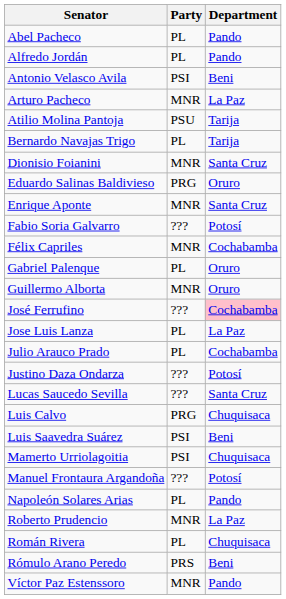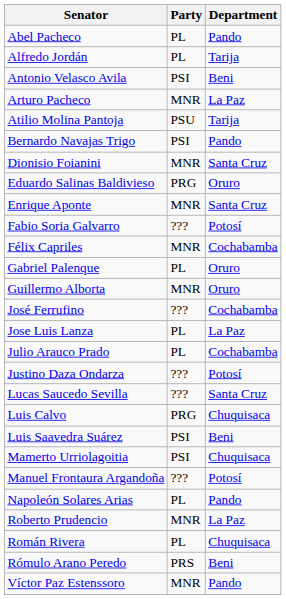(225, 57) Pando -> (224, 57) Tarija
(178, 141) PL -> (180, 141) PSI
(224, 141) Tarija -> (225, 141) Pando
(243, 309) pink background -> (243, 309) no background
